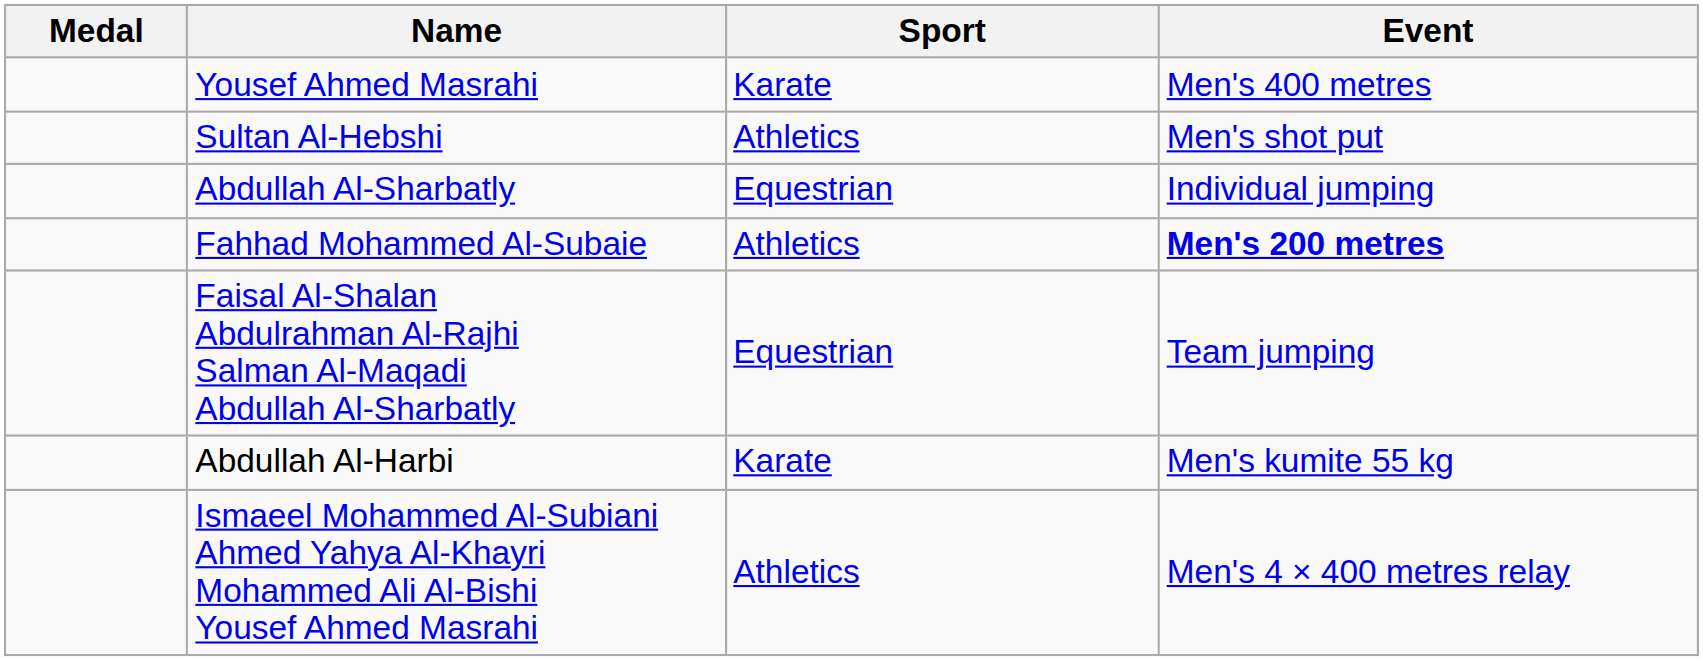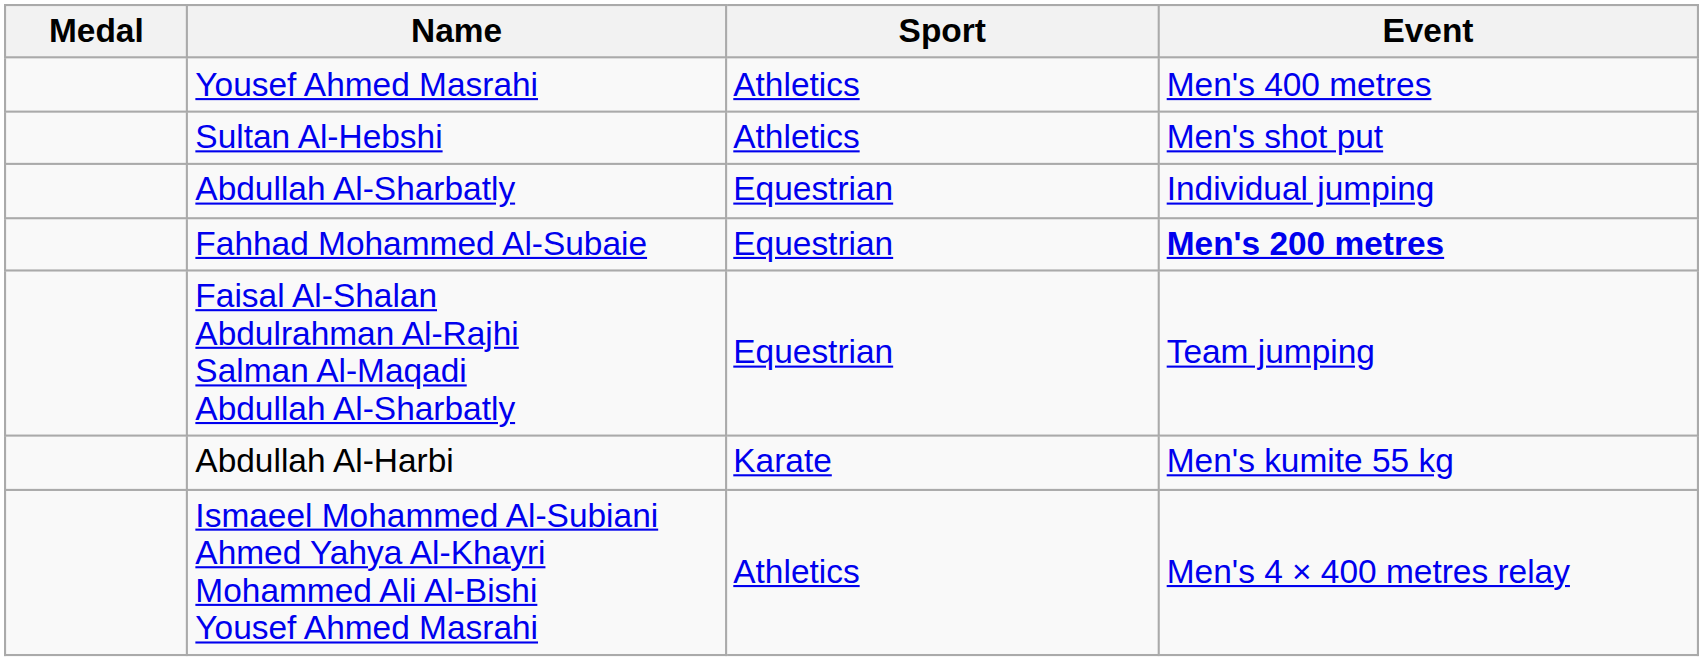(783, 84) Karate -> (796, 84) Athletics
(796, 243) Athletics -> (813, 243) Equestrian
